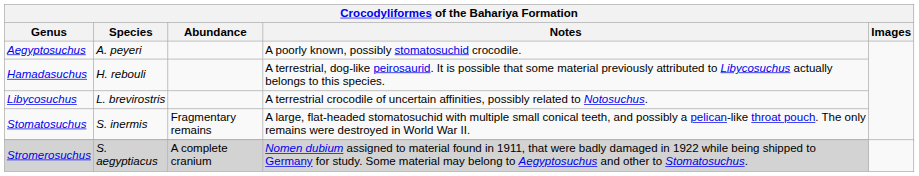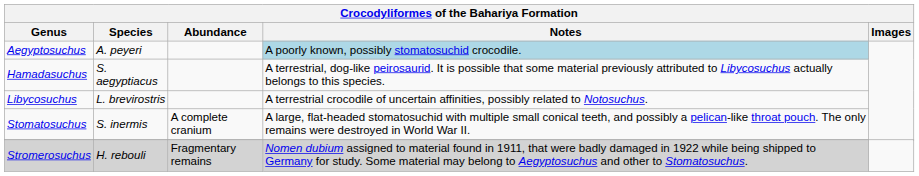(393, 50) no background -> (393, 50) lightblue background
(121, 74) H. rebouli -> (127, 74) S. aegyptiacus
(203, 124) Fragmentary remains -> (199, 124) A complete cranium
(127, 155) S. aegyptiacus -> (121, 155) H. rebouli
(199, 155) A complete cranium -> (203, 155) Fragmentary remains
